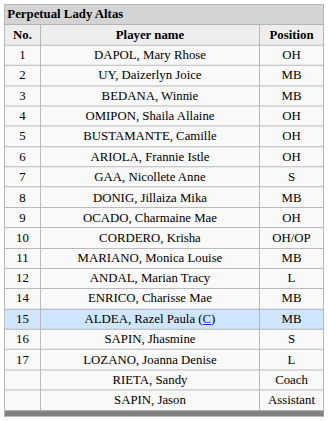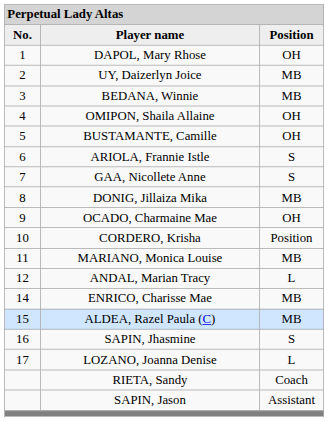(291, 156) OH -> (291, 156) S
(291, 237) OH/OP -> (291, 237) Position
